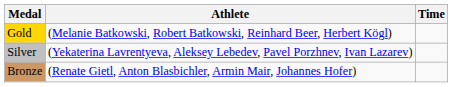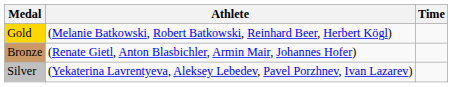rows swapped: (22, 52) <-> (25, 71)
